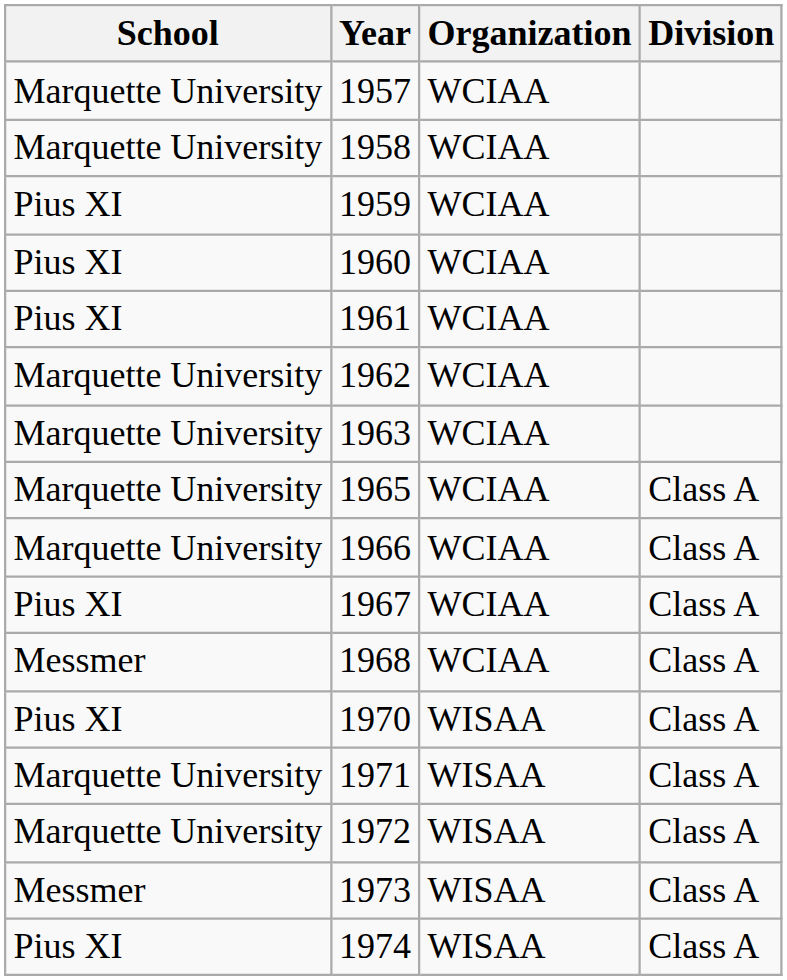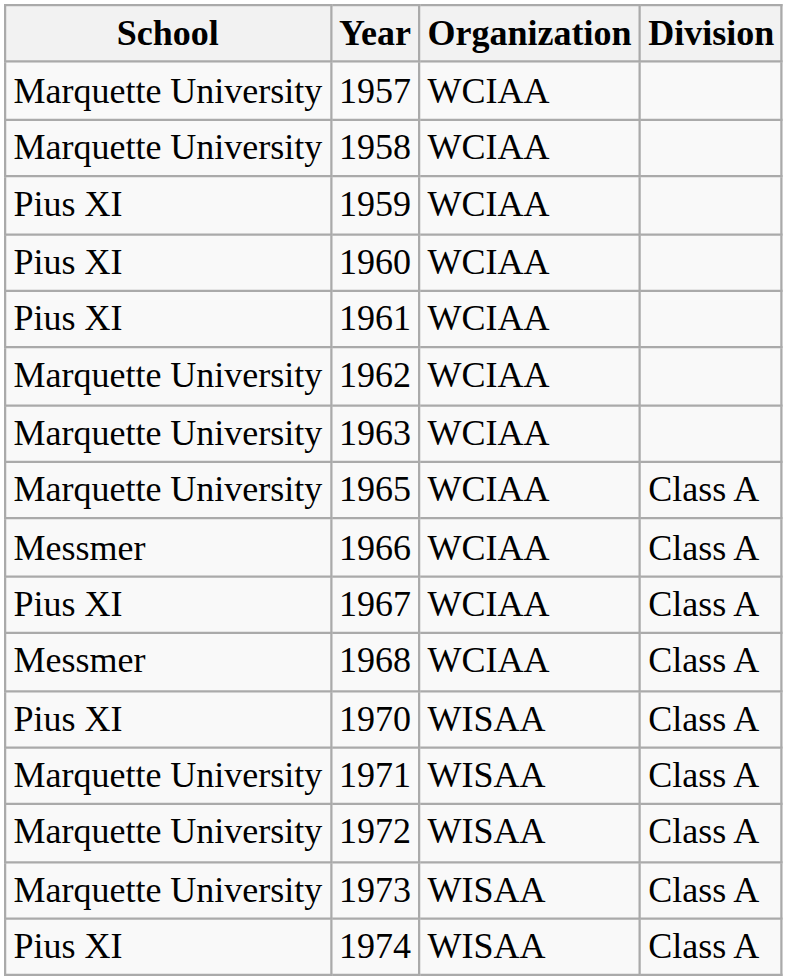(168, 546) Marquette University -> (79, 546) Messmer
(79, 889) Messmer -> (168, 889) Marquette University
